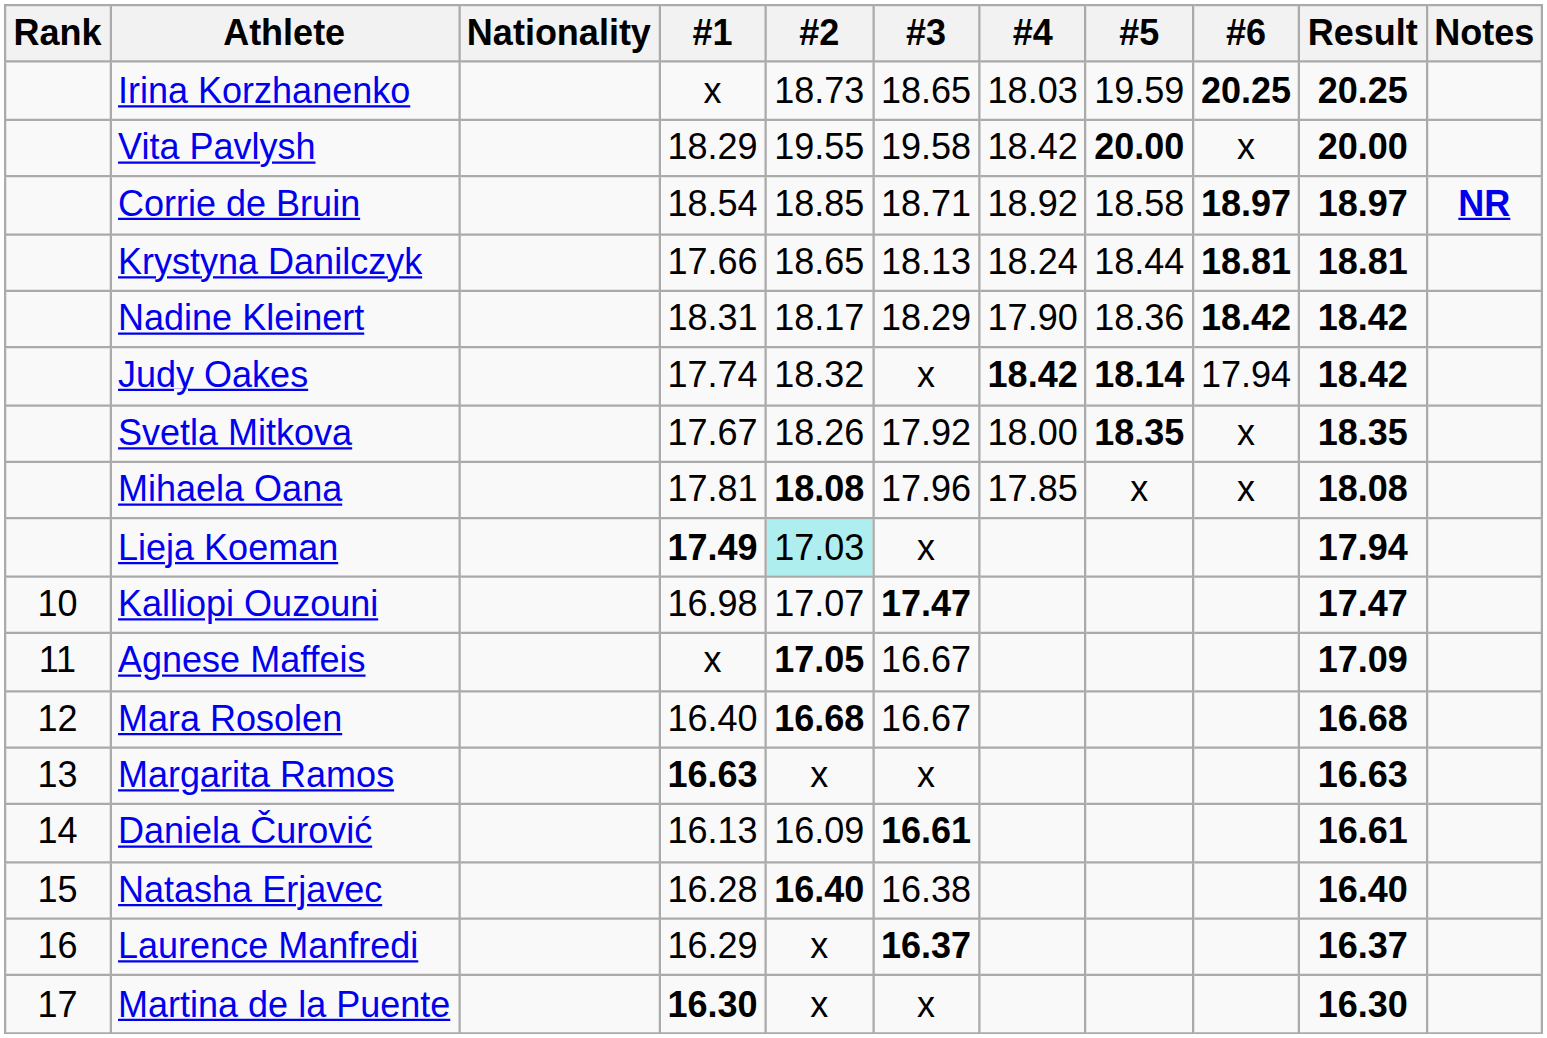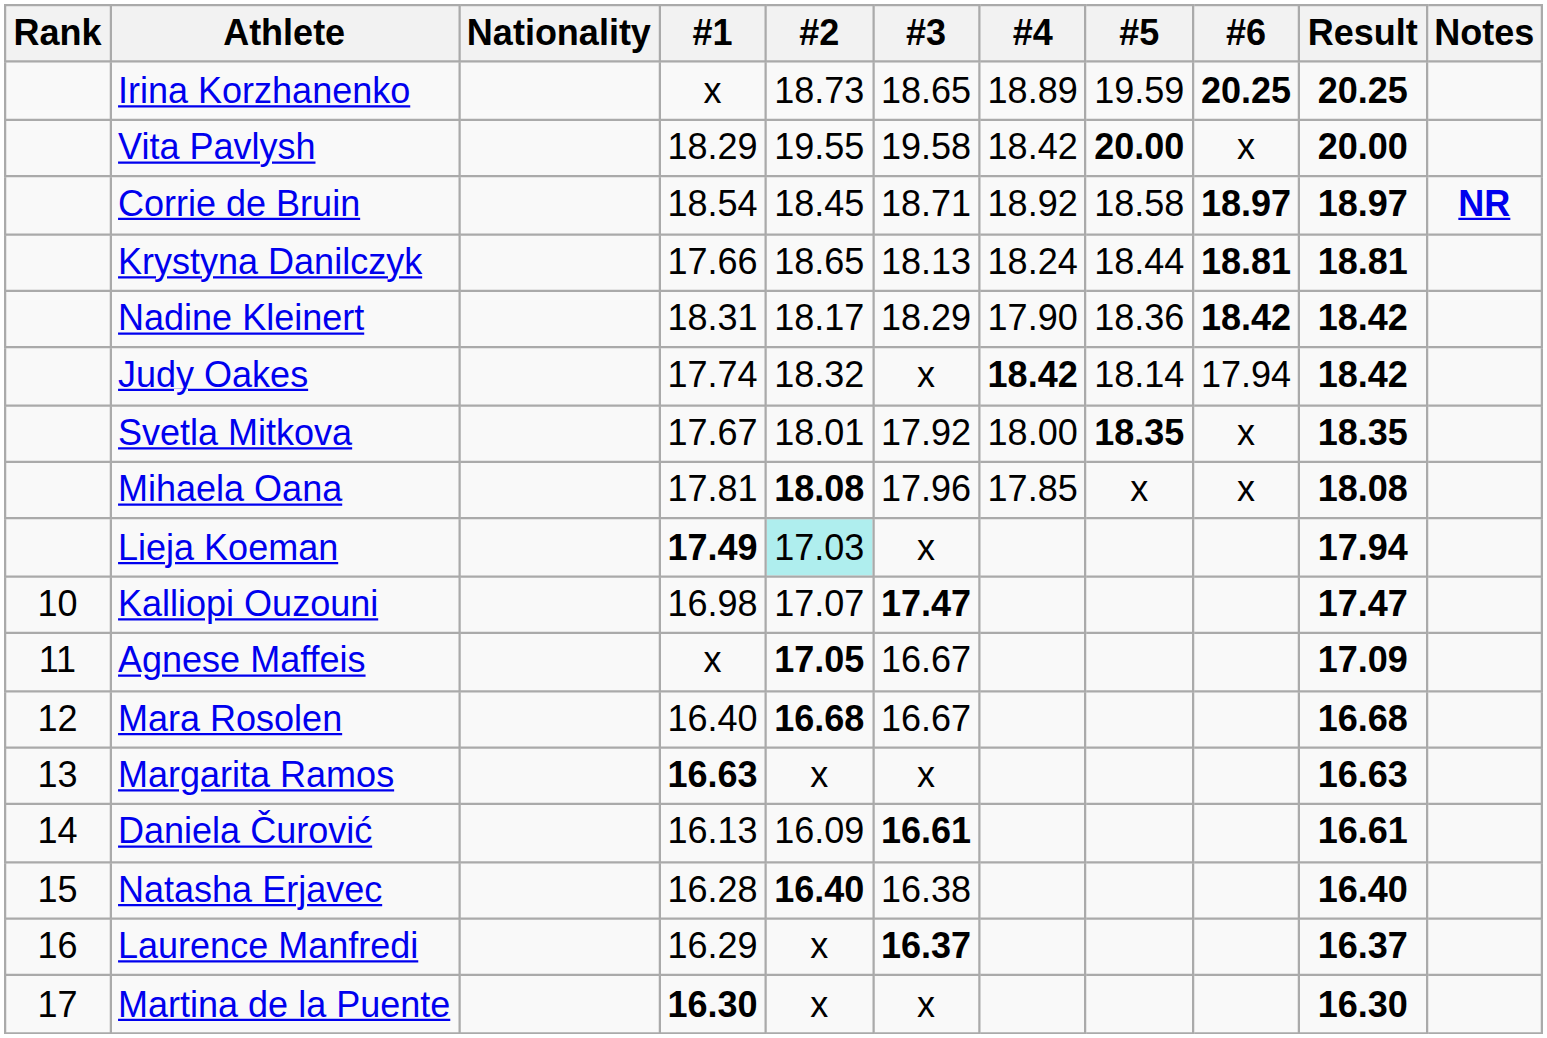(1033, 90) 18.03 -> (1033, 90) 18.89
(819, 204) 18.85 -> (819, 204) 18.45
(1139, 375) bold -> (1139, 375) normal
(819, 432) 18.26 -> (819, 432) 18.01
